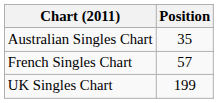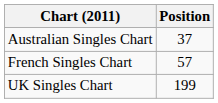(185, 39) 35 -> (185, 39) 37
